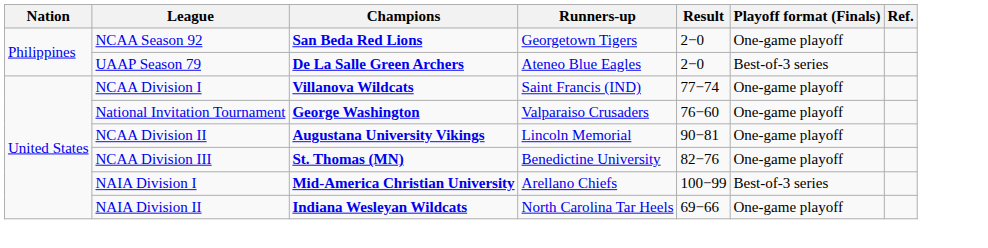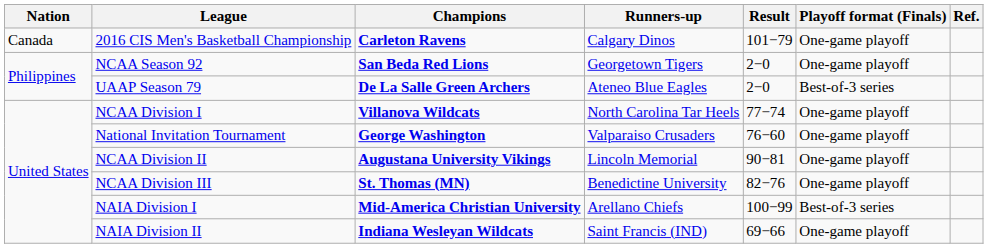+ row: (223, 40)
(581, 87) Saint Francis (IND) -> (663, 111) North Carolina Tar Heels
(598, 207) North Carolina Tar Heels -> (647, 231) Saint Francis (IND)
